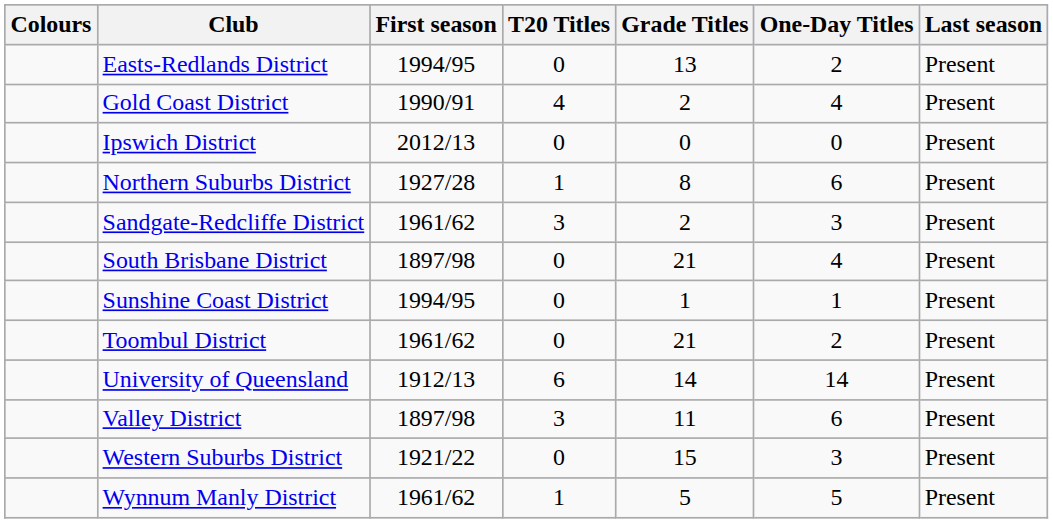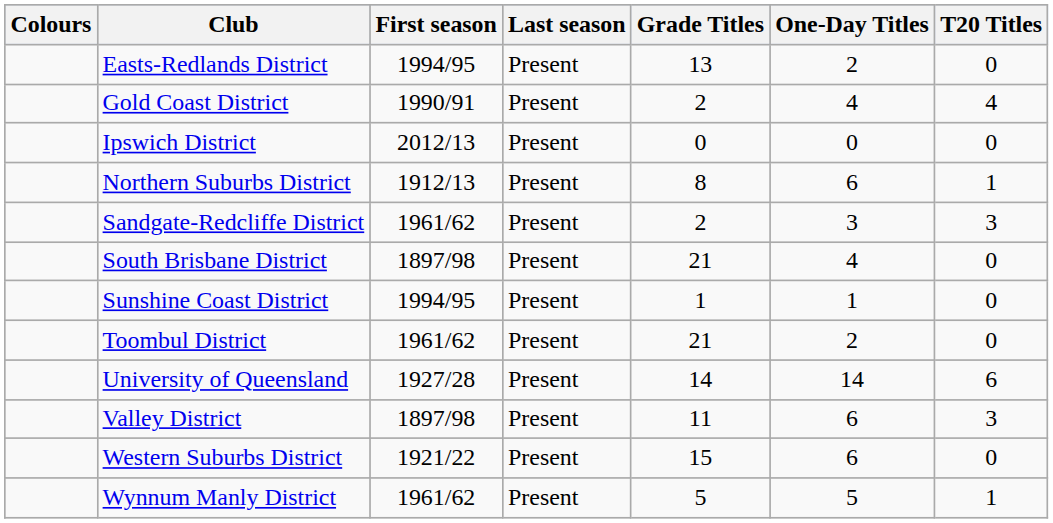columns swapped: (983, 24) <-> (559, 24)
(436, 182) 1927/28 -> (436, 182) 1912/13
(436, 379) 1912/13 -> (436, 379) 1927/28
(837, 458) 3 -> (852, 458) 6
